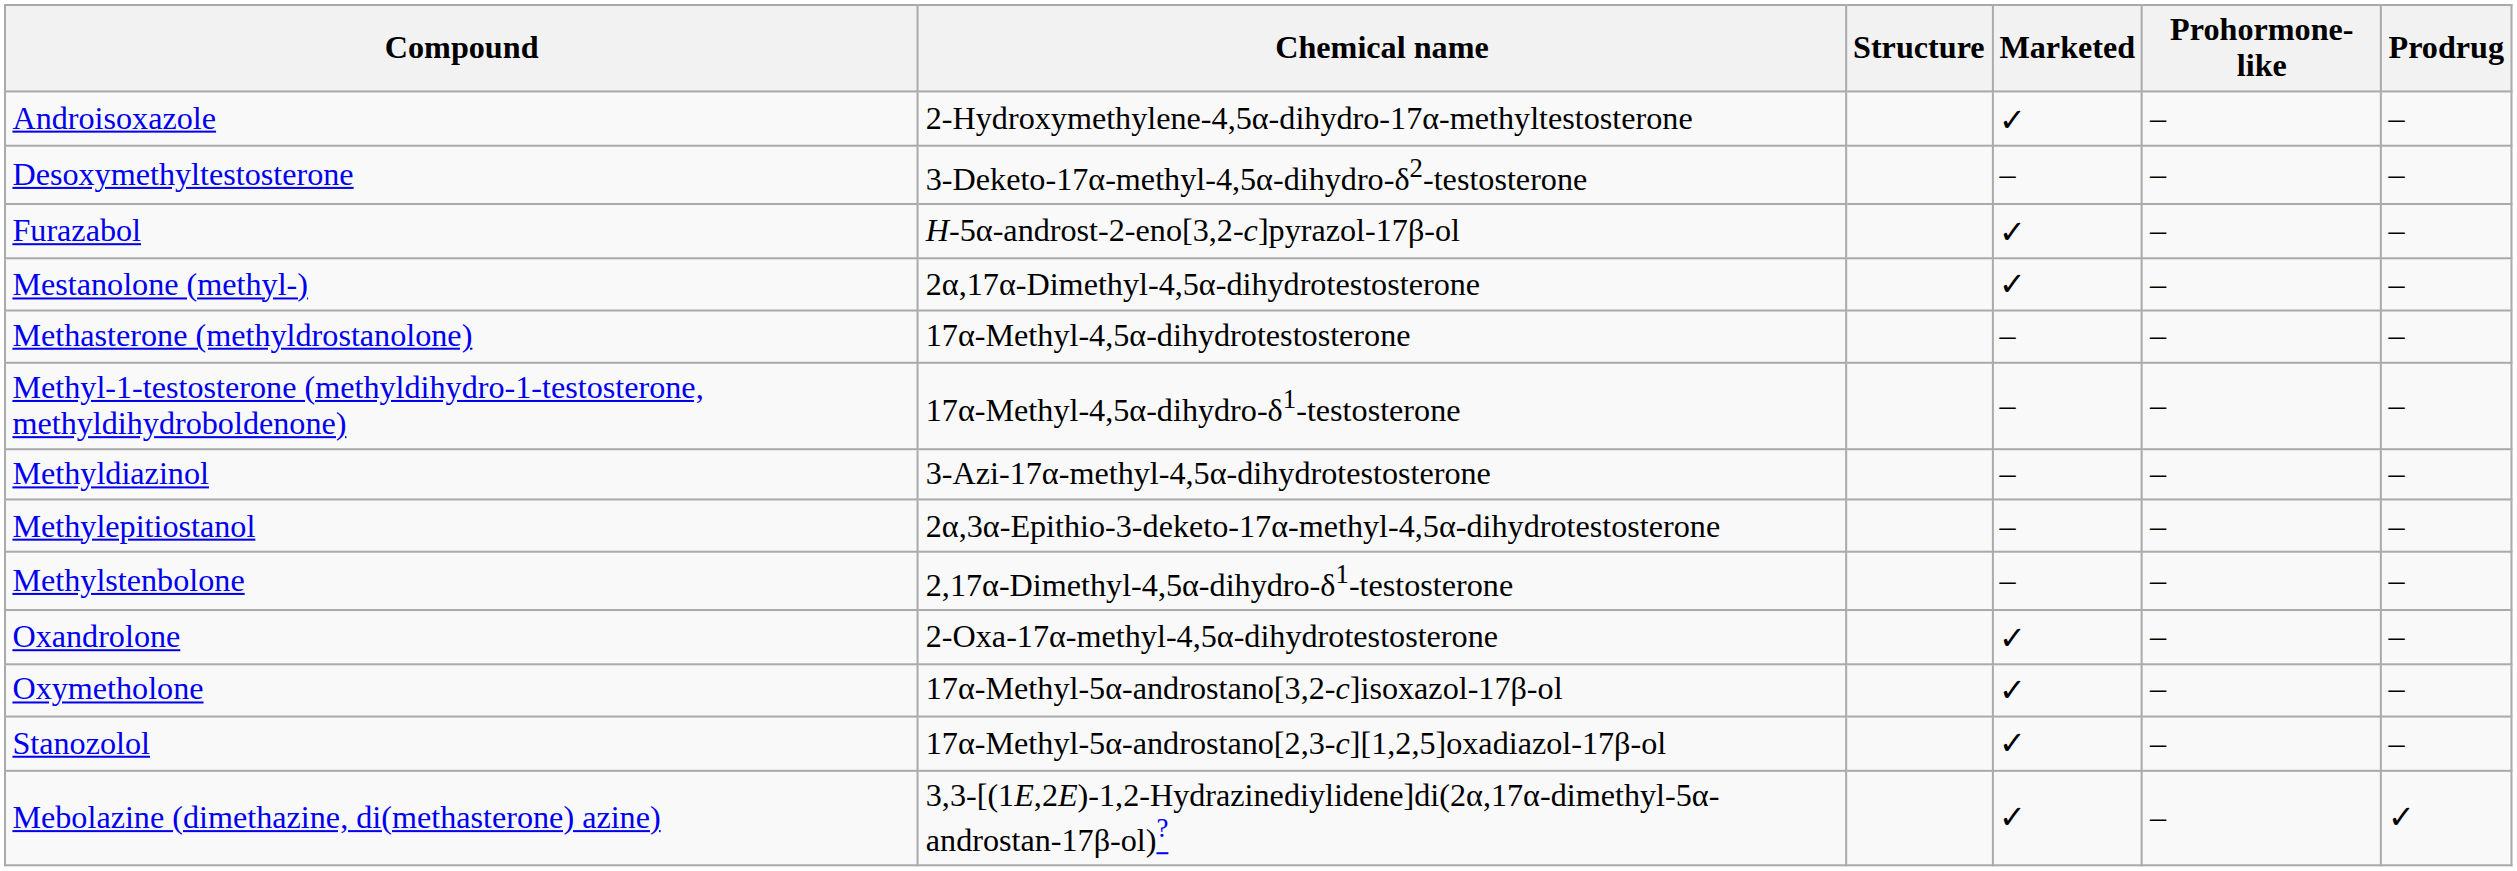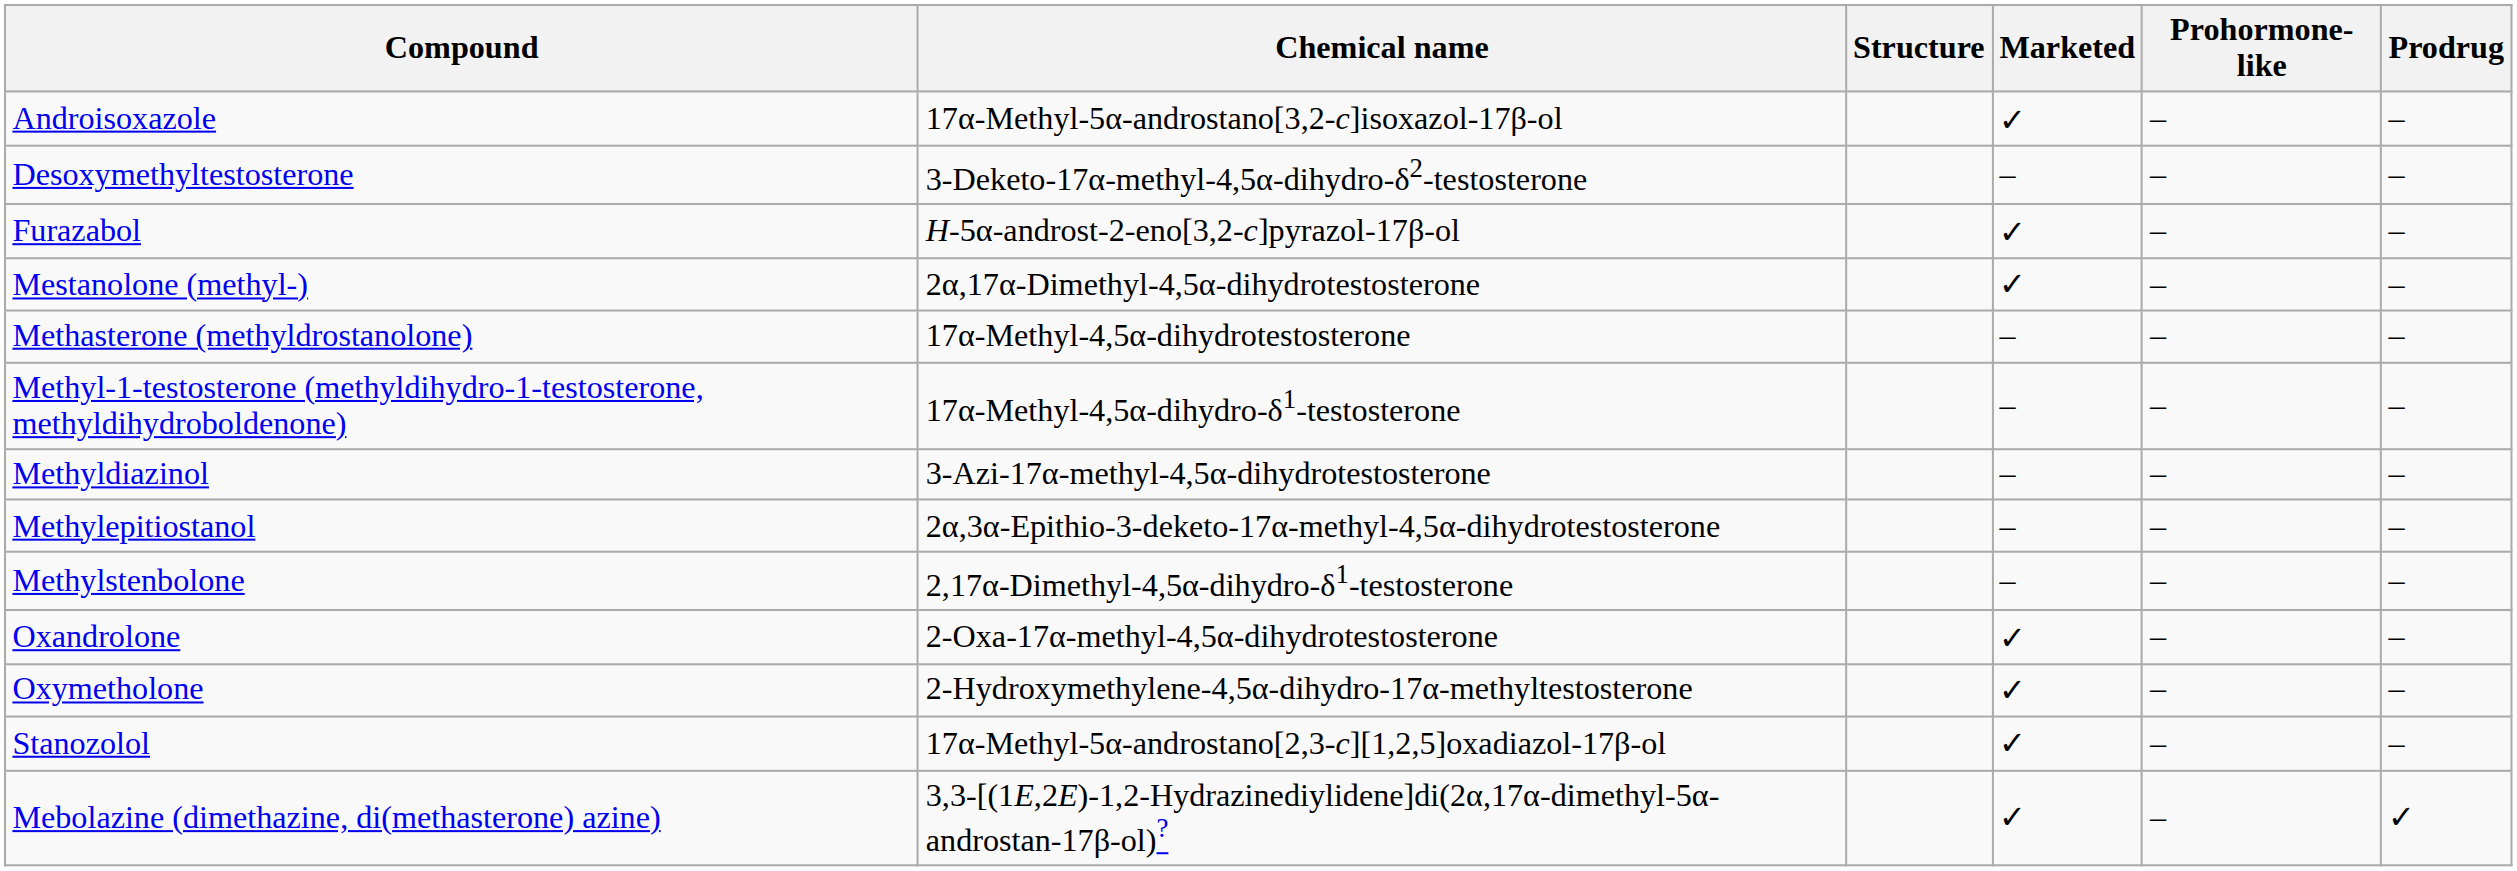(1309, 118) 2-Hydroxymethylene-4,5α-dihydro-17α-methyltestosterone -> (1244, 118) 17α-Methyl-5α-androstano[3,2-c]isoxazol-17β-ol
(1244, 689) 17α-Methyl-5α-androstano[3,2-c]isoxazol-17β-ol -> (1309, 689) 2-Hydroxymethylene-4,5α-dihydro-17α-methyltestosterone
